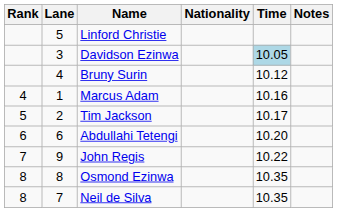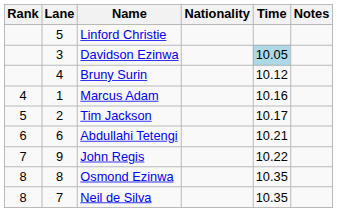(272, 136) 10.20 -> (272, 136) 10.21
